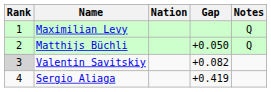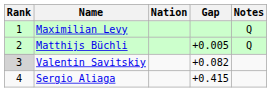(211, 46) +0.050 -> (211, 46) +0.005
(211, 79) +0.419 -> (211, 79) +0.415
